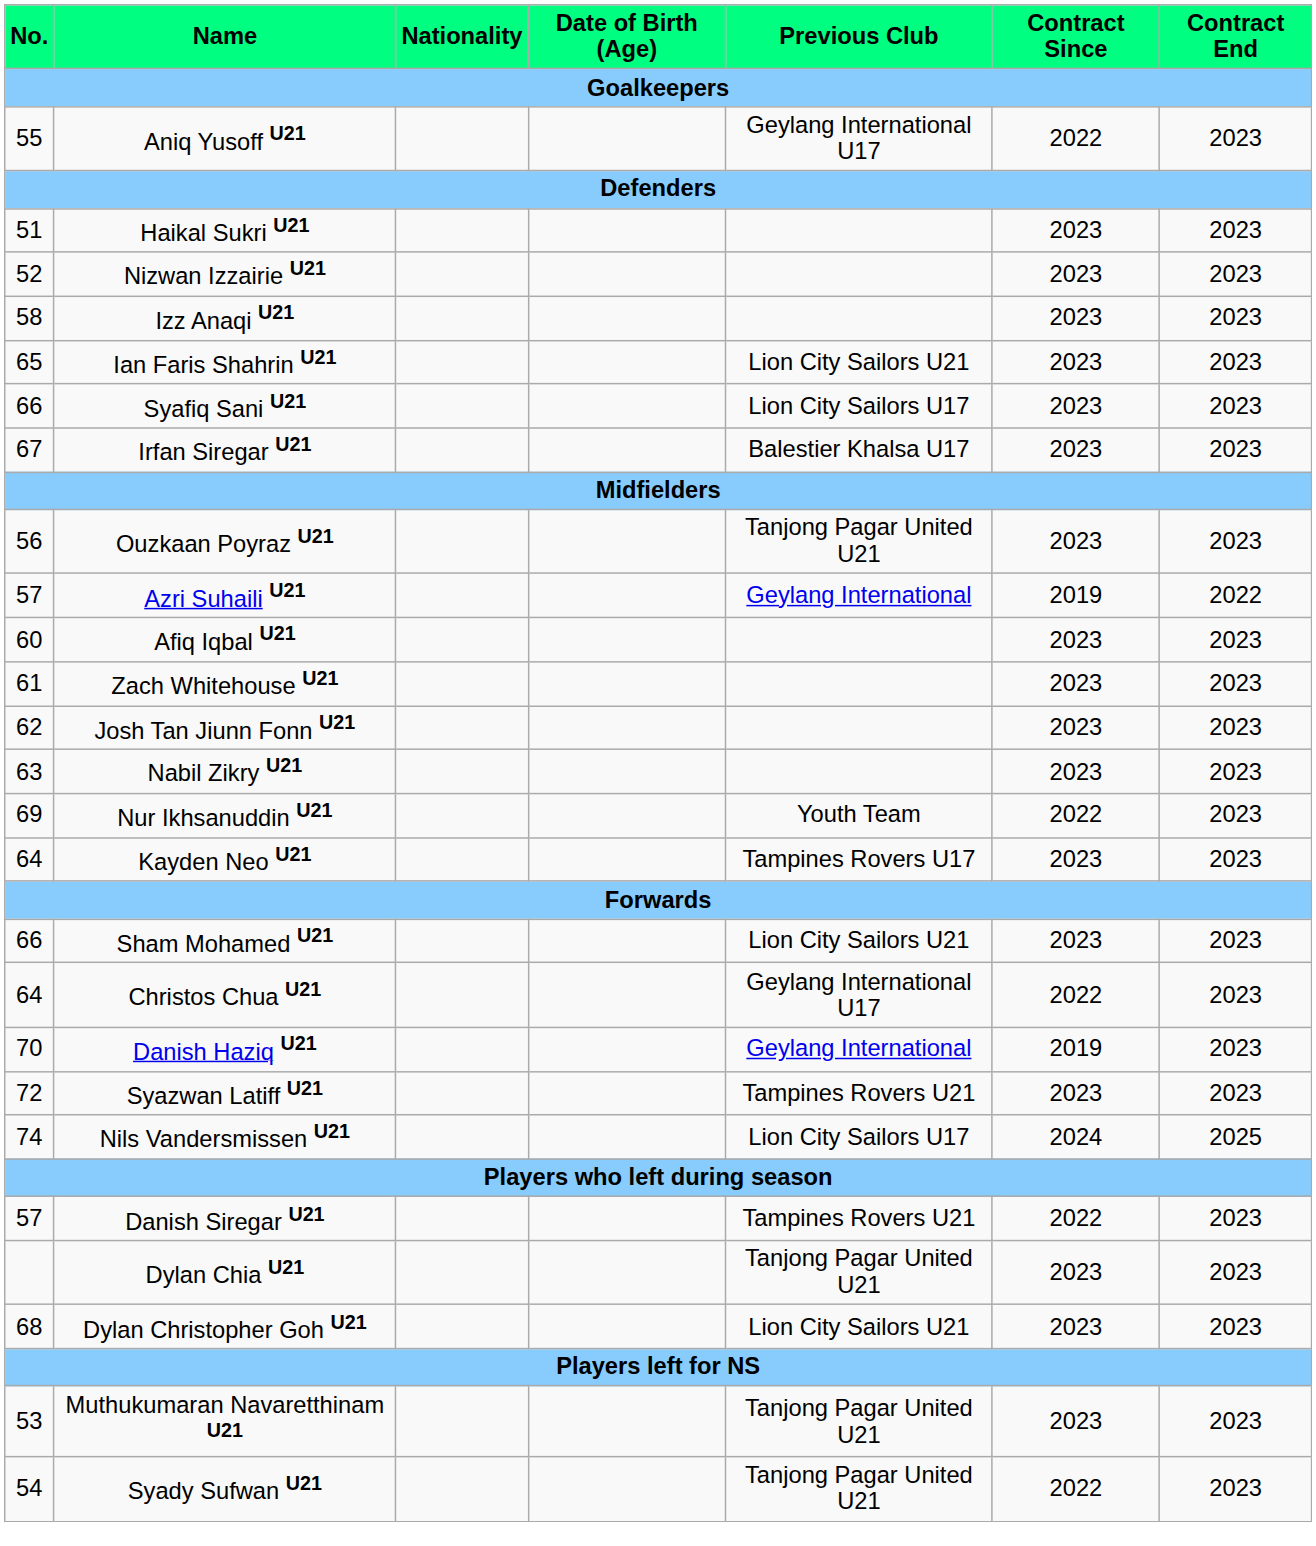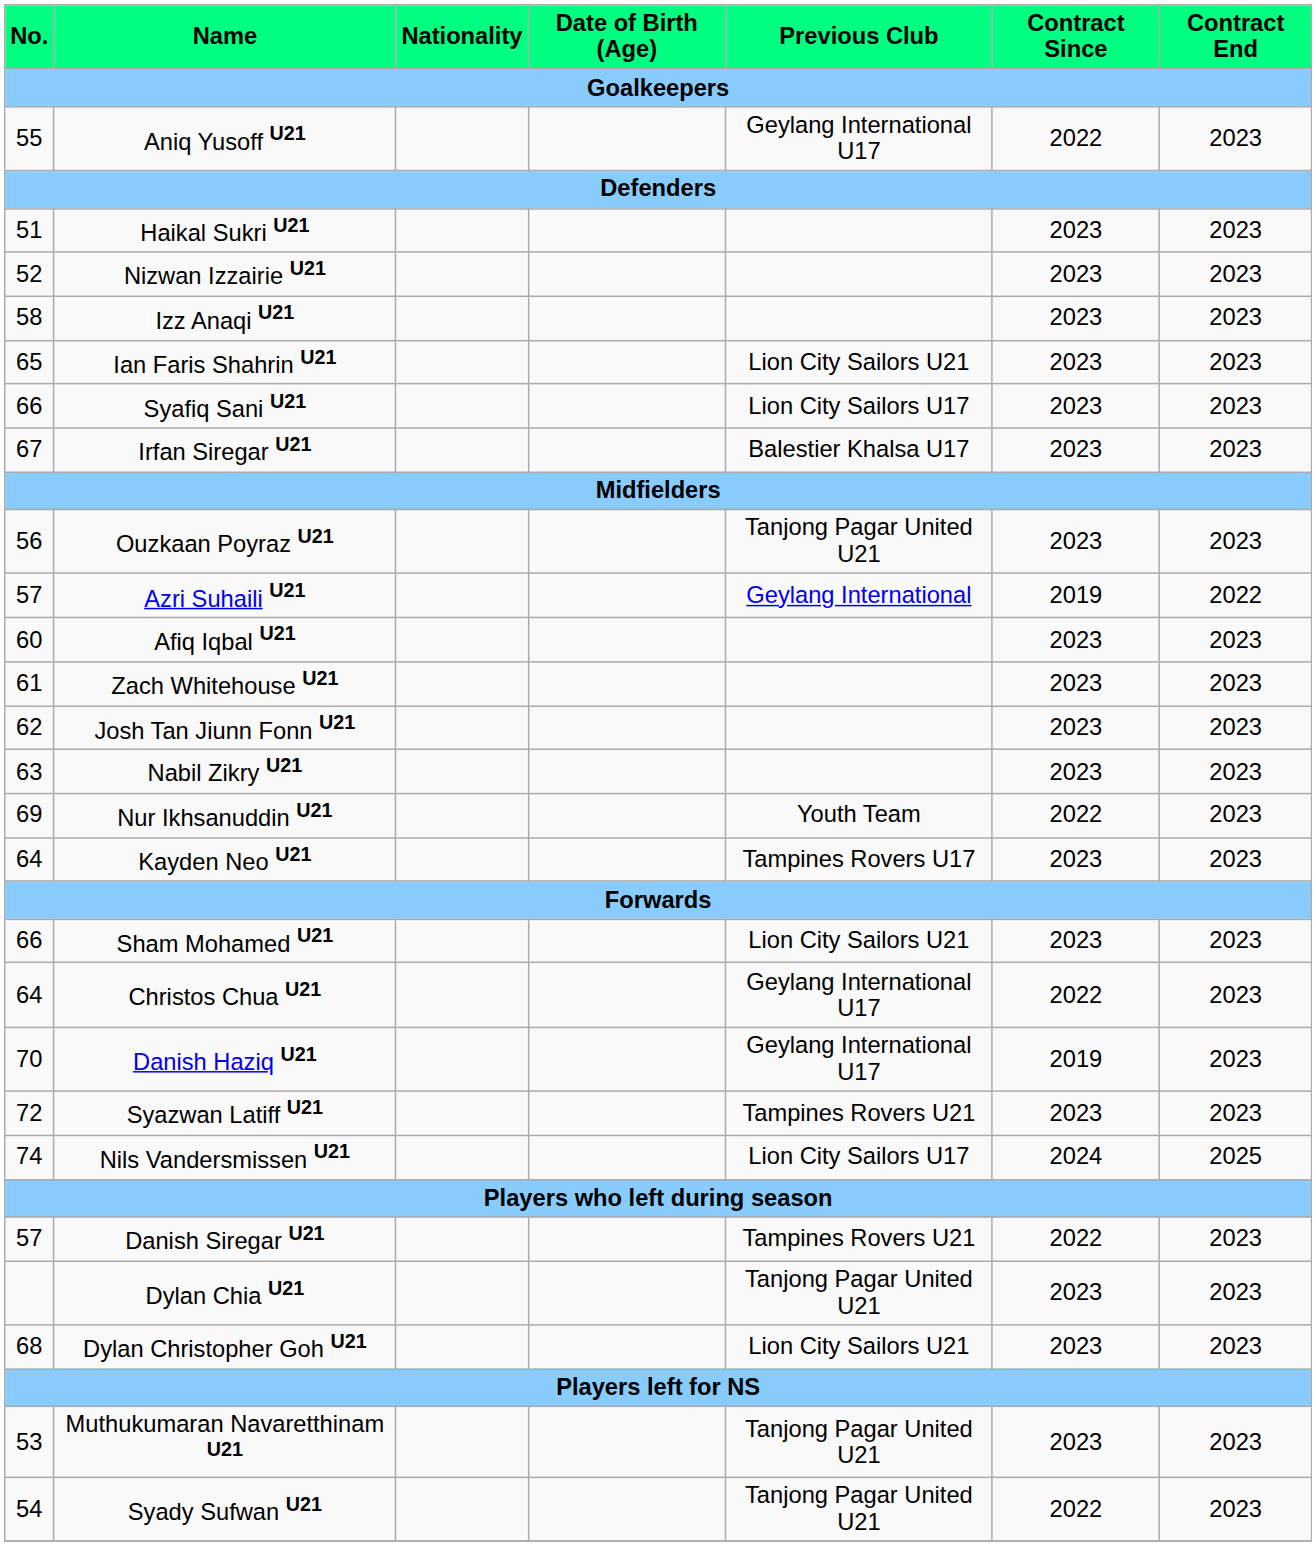(859, 1048) Geylang International -> (859, 1059) Geylang International U17
